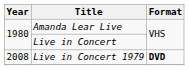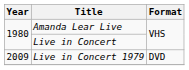(18, 57) 2008 -> (18, 57) 2009
(157, 57) bold -> (157, 57) normal
